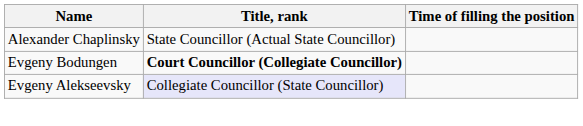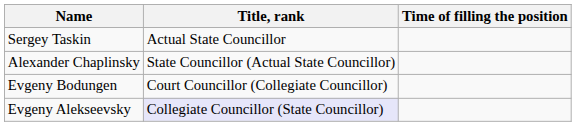+ row: (49, 39)
(274, 62) bold -> (267, 86) normal
